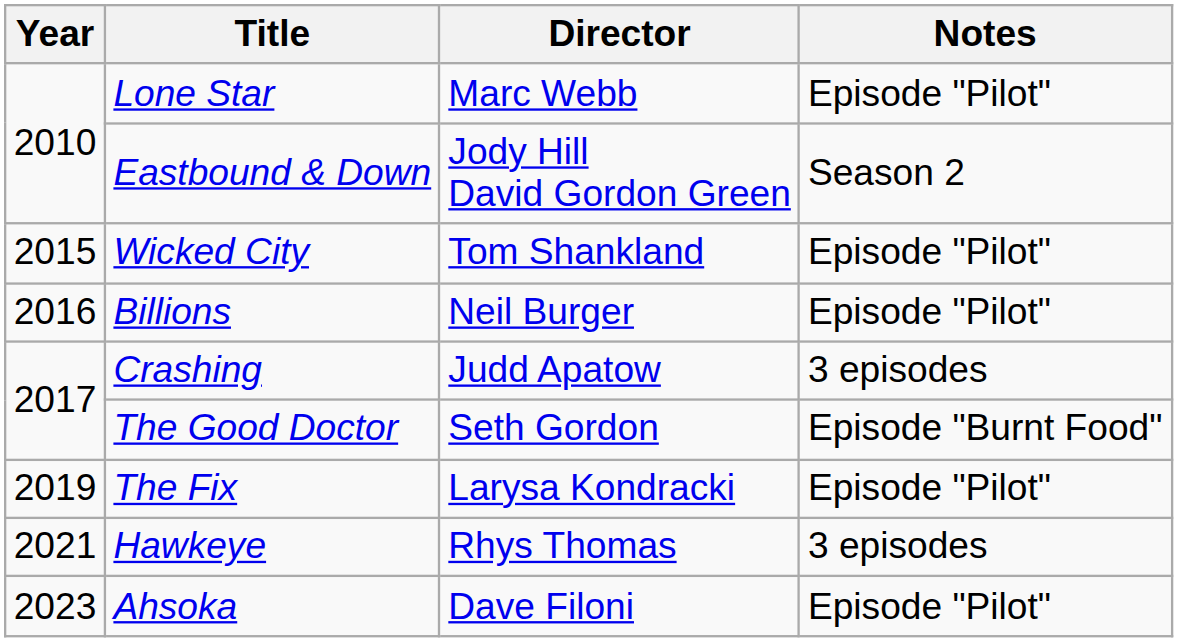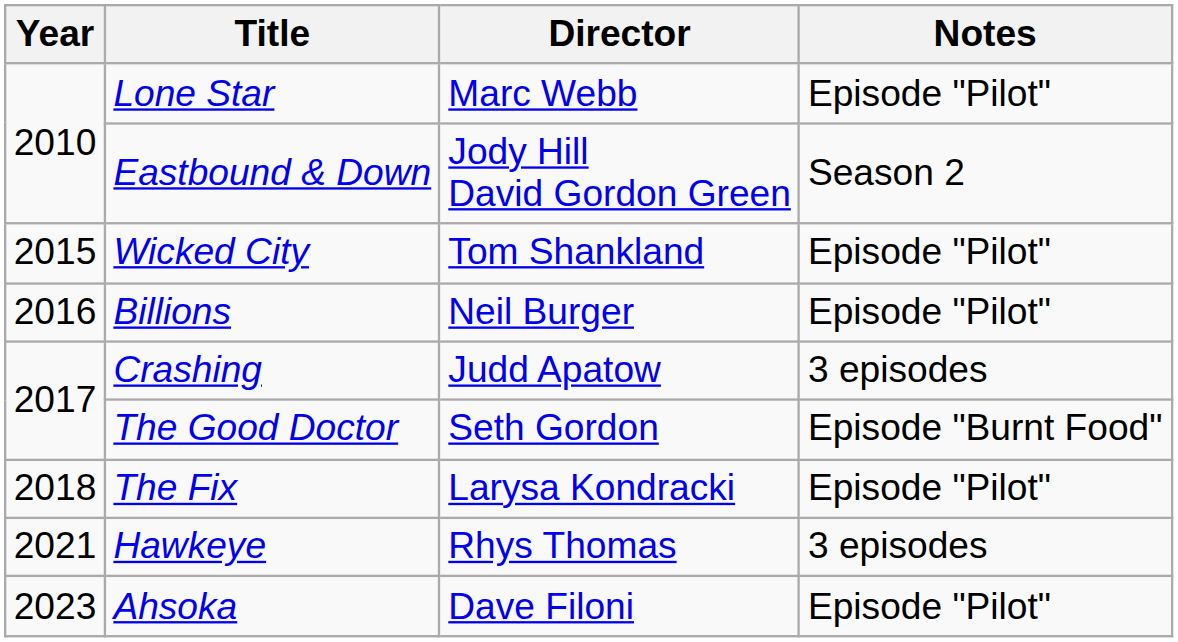(55, 487) 2019 -> (55, 487) 2018
